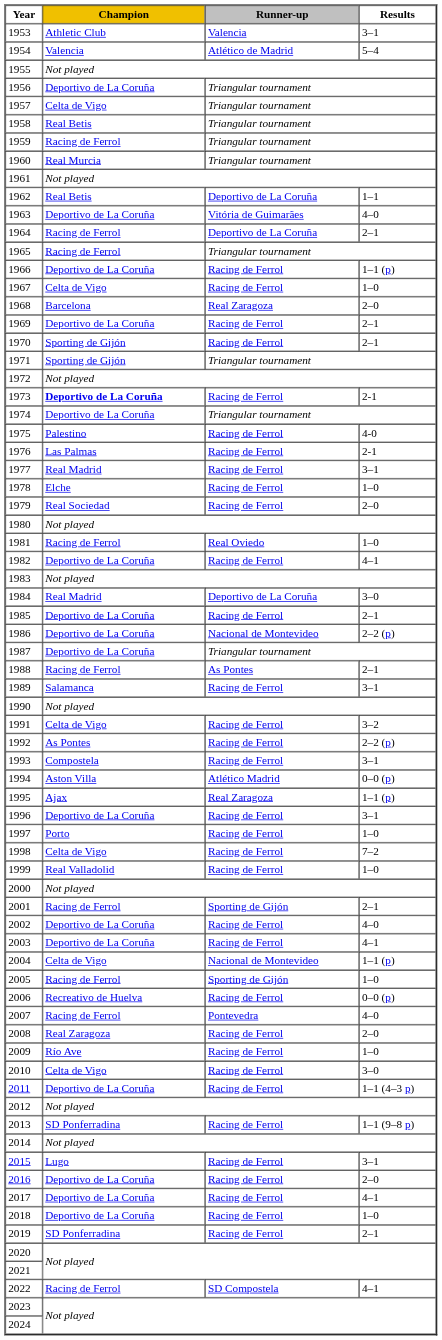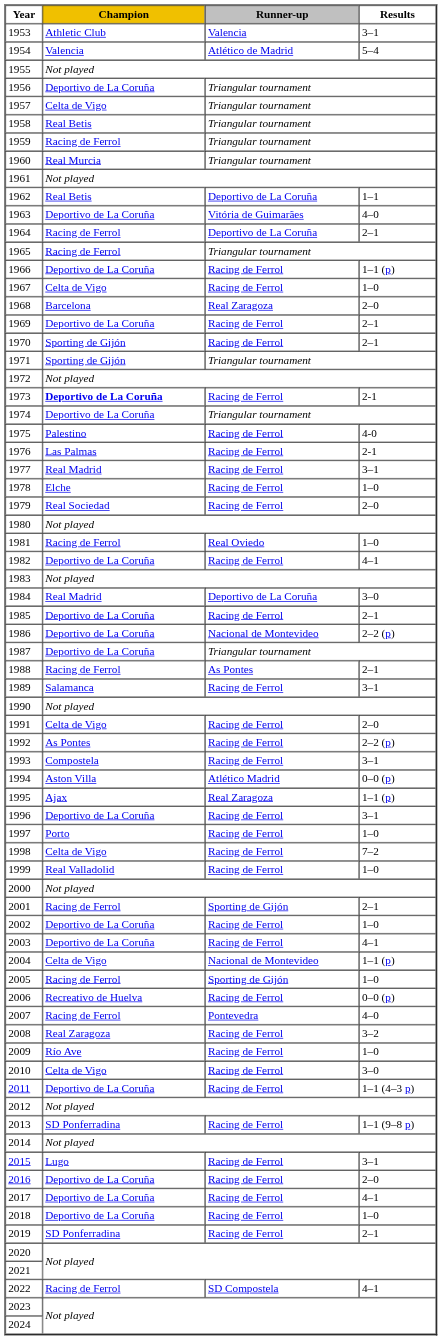(370, 724) 3–2 -> (370, 724) 2–0
(370, 924) 4–0 -> (370, 924) 1–0
(370, 1033) 2–0 -> (370, 1033) 3–2
